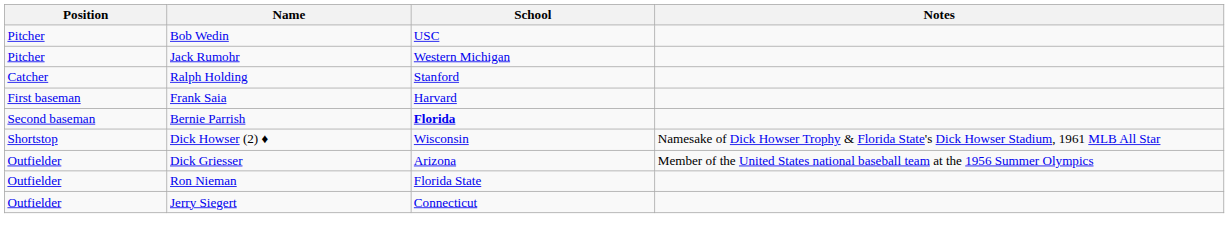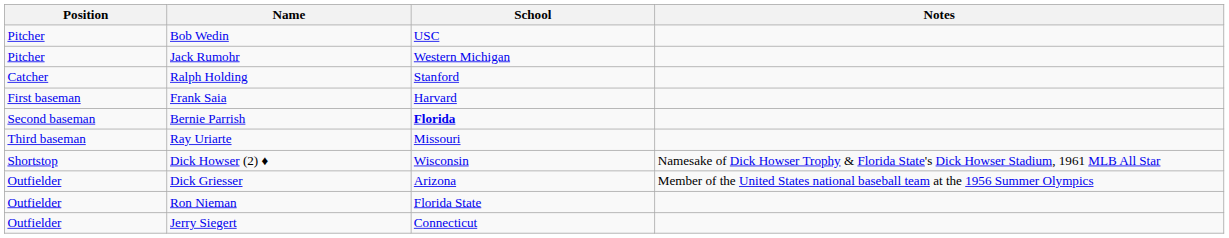+ row: (201, 139)
